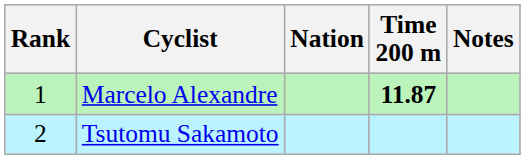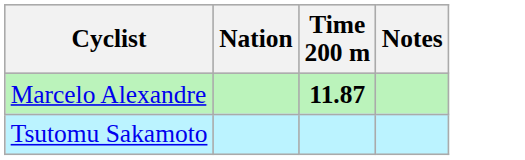- column: (40, 38)
